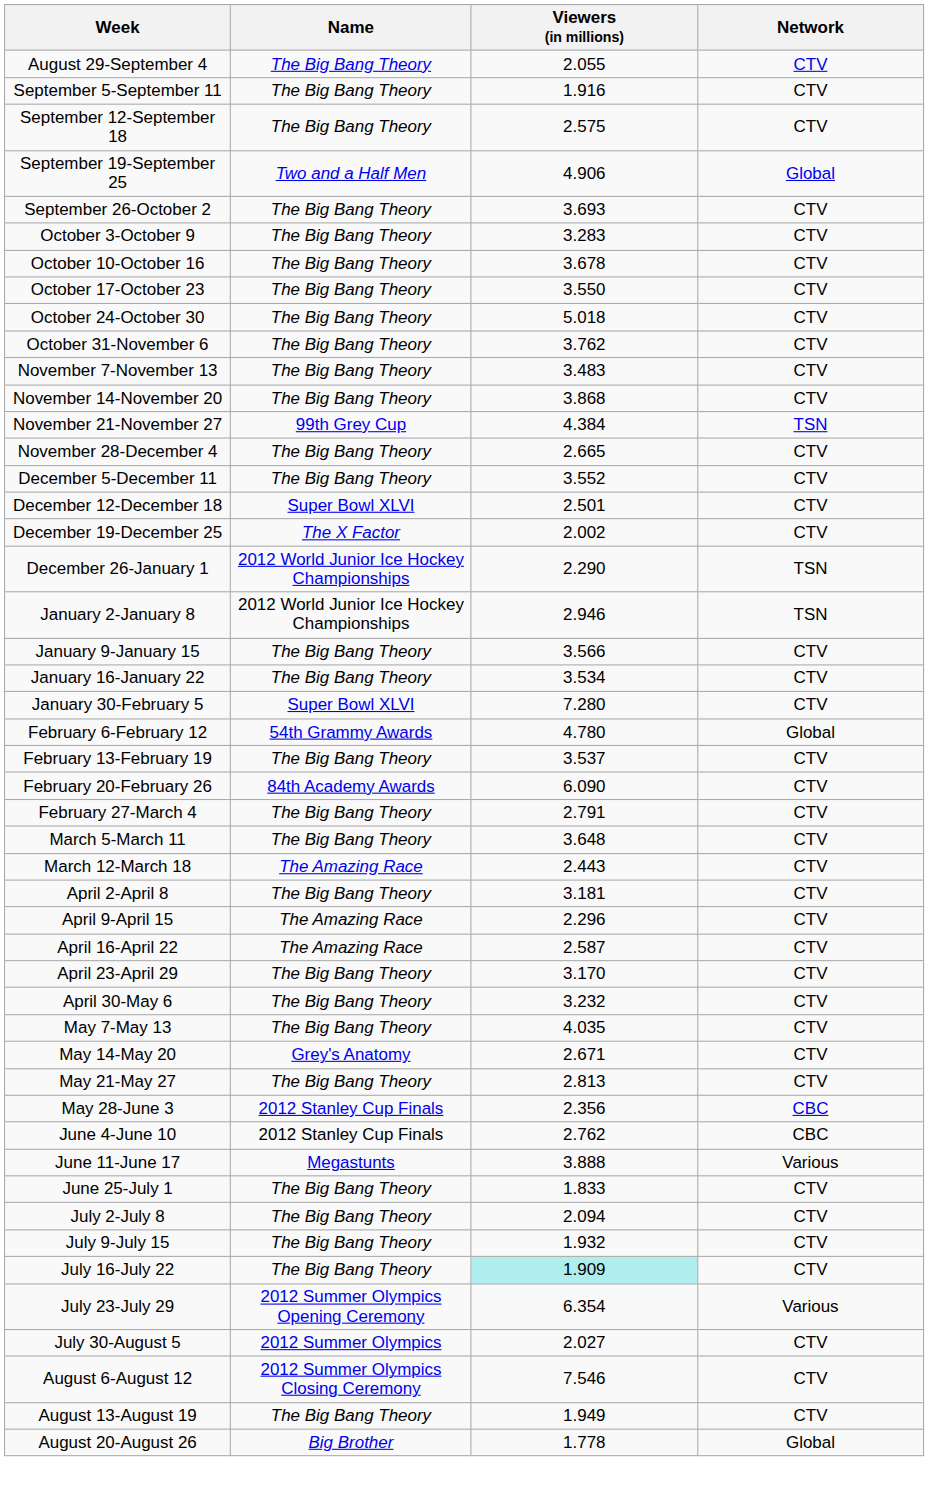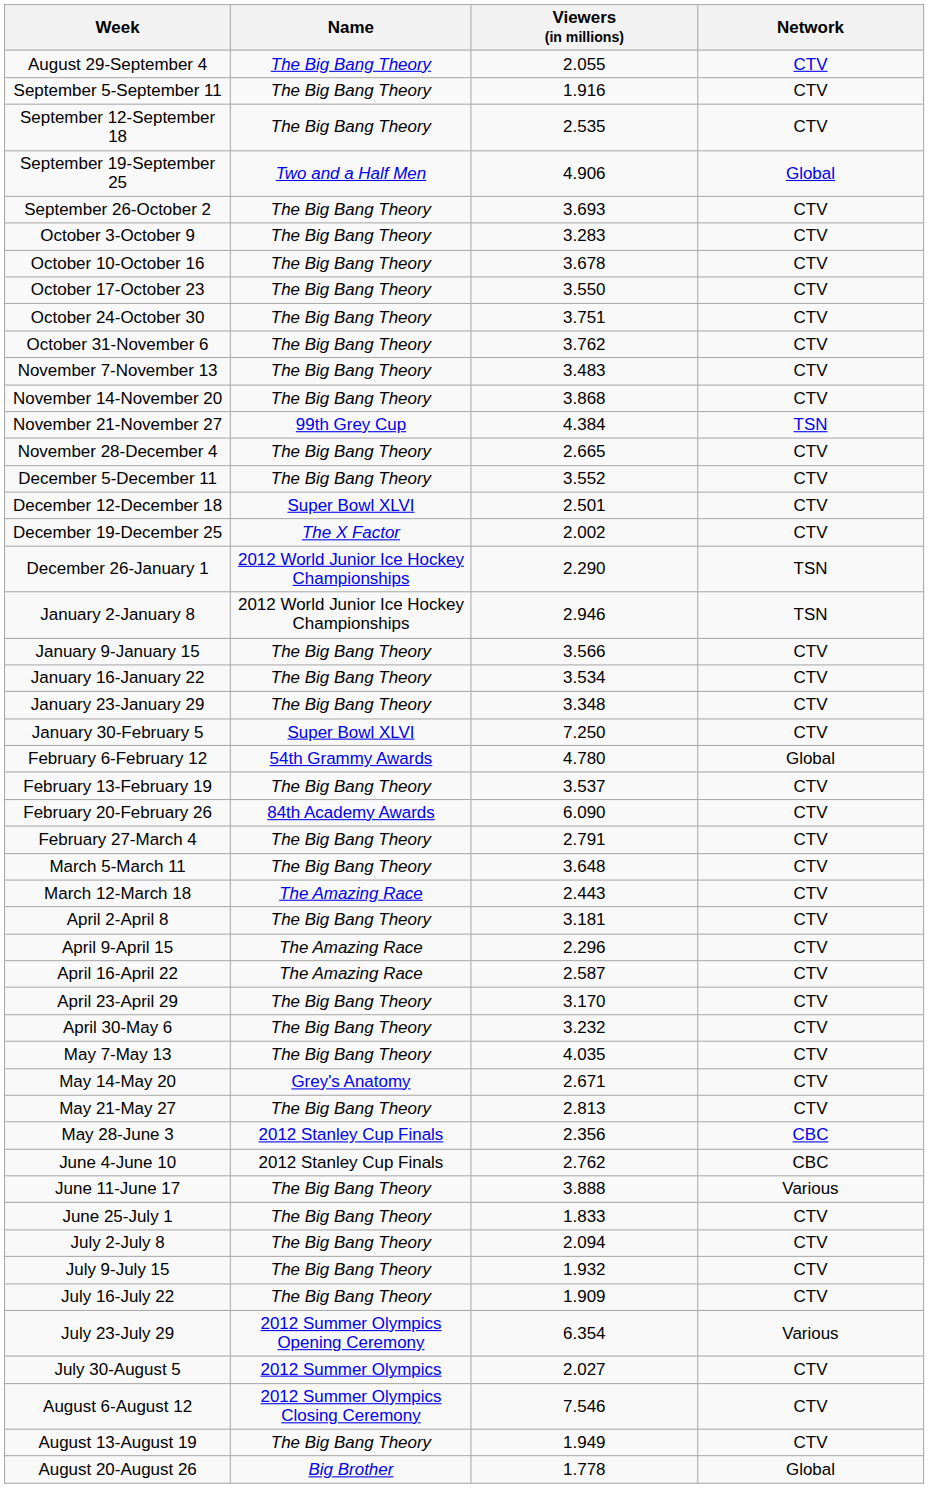(584, 127) 2.575 -> (584, 127) 2.535
(584, 317) 5.018 -> (584, 317) 3.751
+ row: (118, 705)
(584, 705) 7.280 -> (584, 731) 7.250
(351, 1162) Megastunts -> (351, 1189) The Big Bang Theory
(584, 1269) paleturquoise background -> (584, 1296) no background
